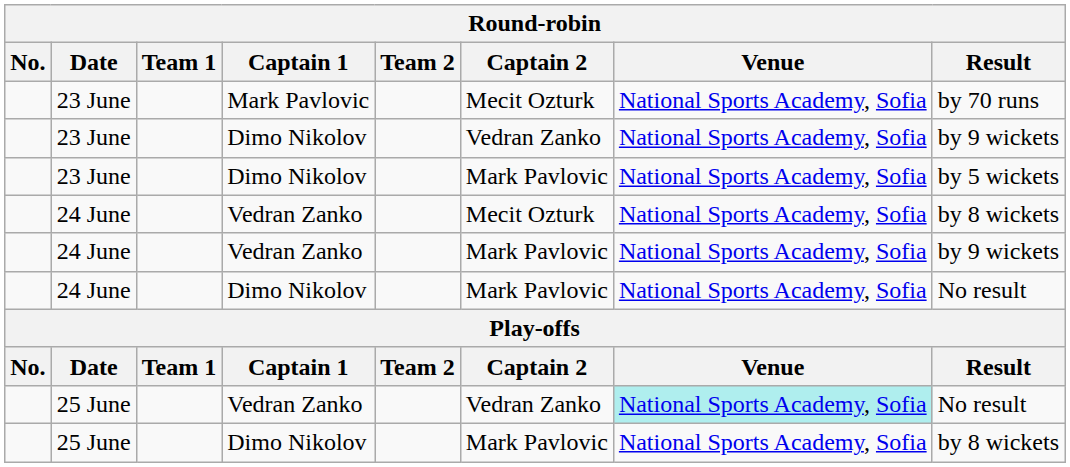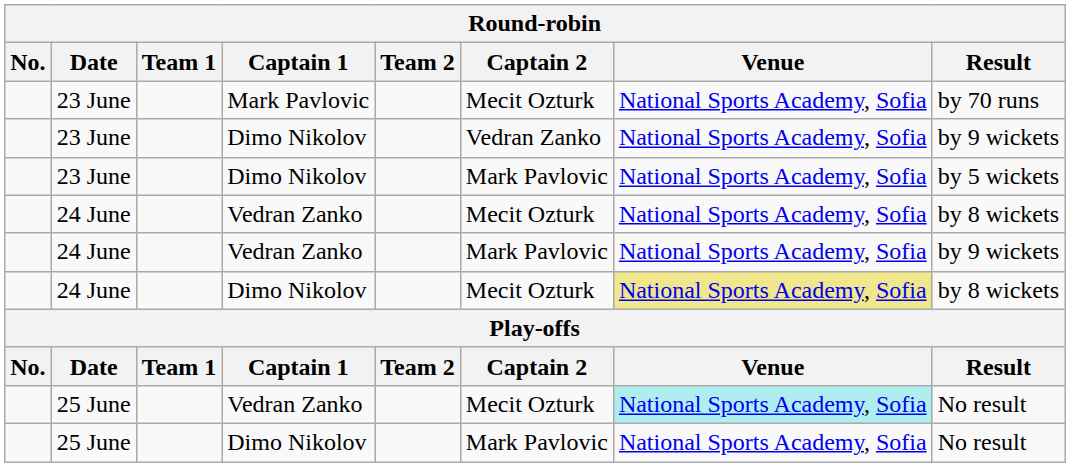(537, 289) Mark Pavlovic -> (530, 289) Mecit Ozturk
(773, 289) no background -> (773, 289) khaki background
(982, 289) No result -> (998, 289) by 8 wickets
(533, 404) Vedran Zanko -> (530, 404) Mecit Ozturk
(998, 442) by 8 wickets -> (982, 442) No result
